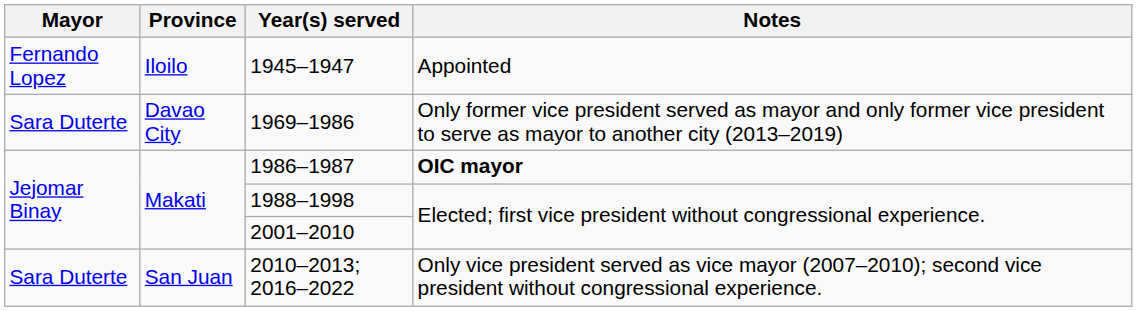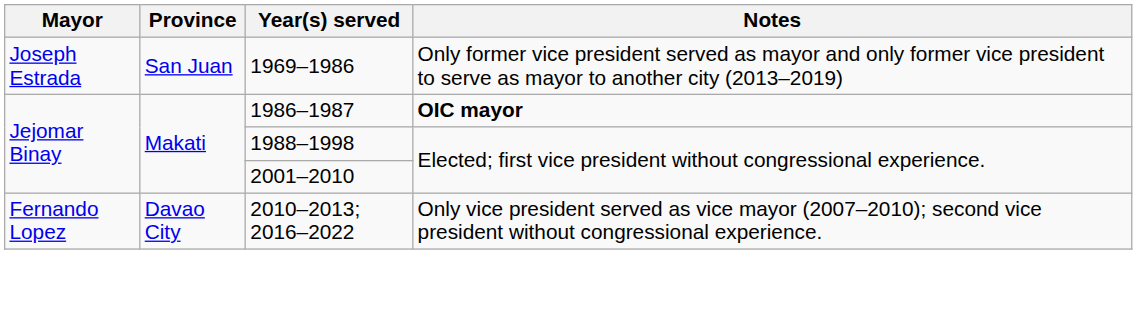- row: (302, 65)
(68, 122) Sara Duterte -> (45, 65) Joseph Estrada
(175, 122) Davao City -> (189, 65) San Juan
(68, 277) Sara Duterte -> (54, 221) Fernando Lopez
(189, 277) San Juan -> (175, 221) Davao City
